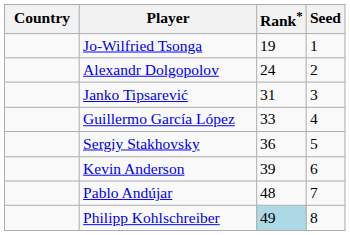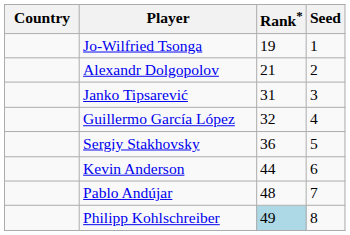(268, 70) 24 -> (268, 70) 21
(268, 119) 33 -> (268, 119) 32
(268, 168) 39 -> (268, 168) 44
